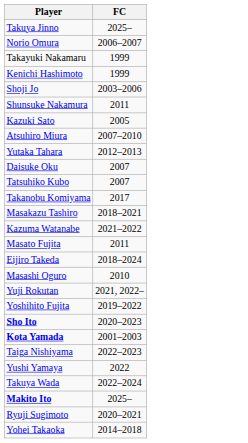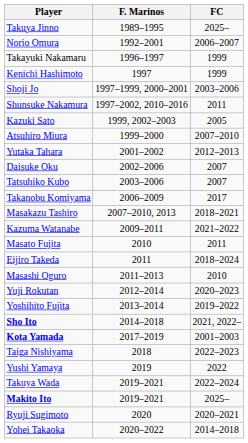+ column: (142, 12)
(120, 290) 2021, 2022– -> (217, 290) 2020–2023
(120, 321) 2020–2023 -> (217, 321) 2021, 2022–
